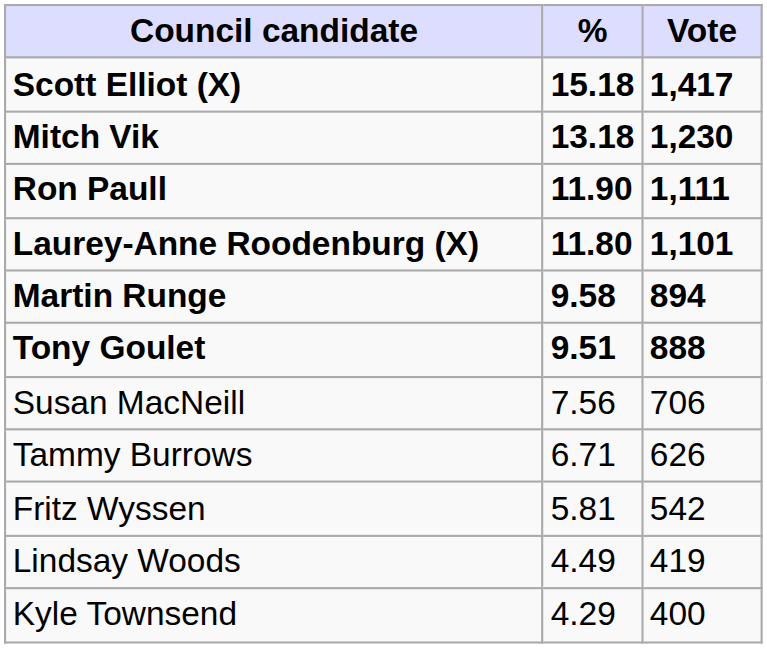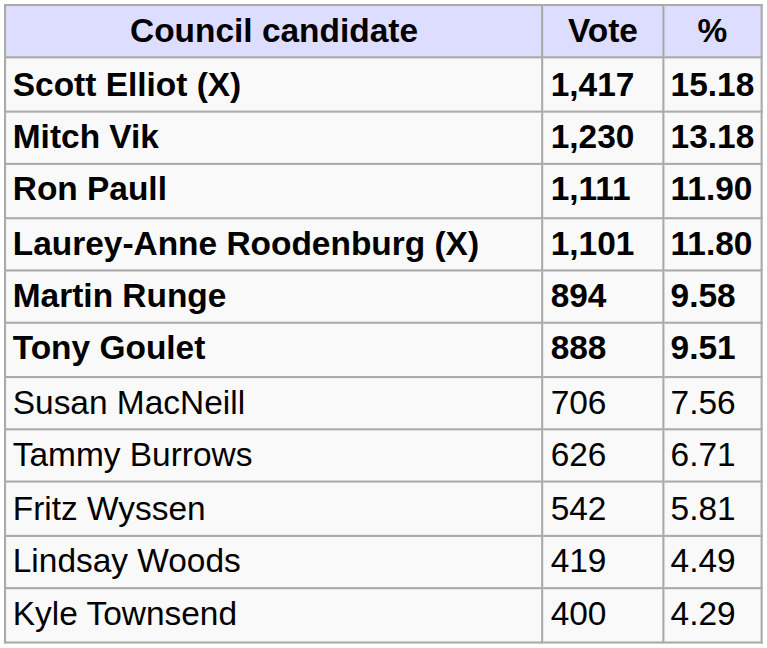columns swapped: (702, 31) <-> (593, 31)
